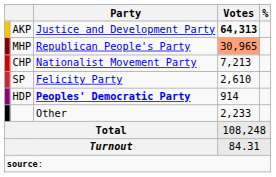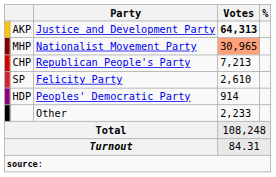(113, 46) Republican People's Party -> (116, 46) Nationalist Movement Party
(116, 63) Nationalist Movement Party -> (113, 63) Republican People's Party
(113, 96) bold -> (113, 96) normal
